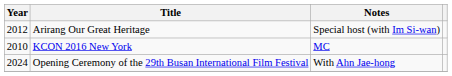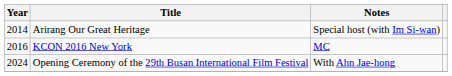(17, 29) 2012 -> (17, 29) 2014
(17, 46) 2010 -> (17, 46) 2016
